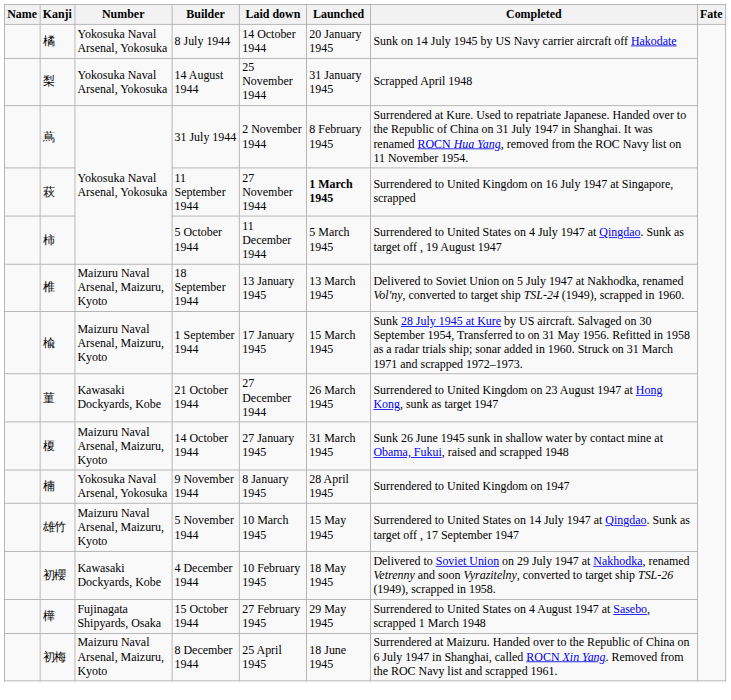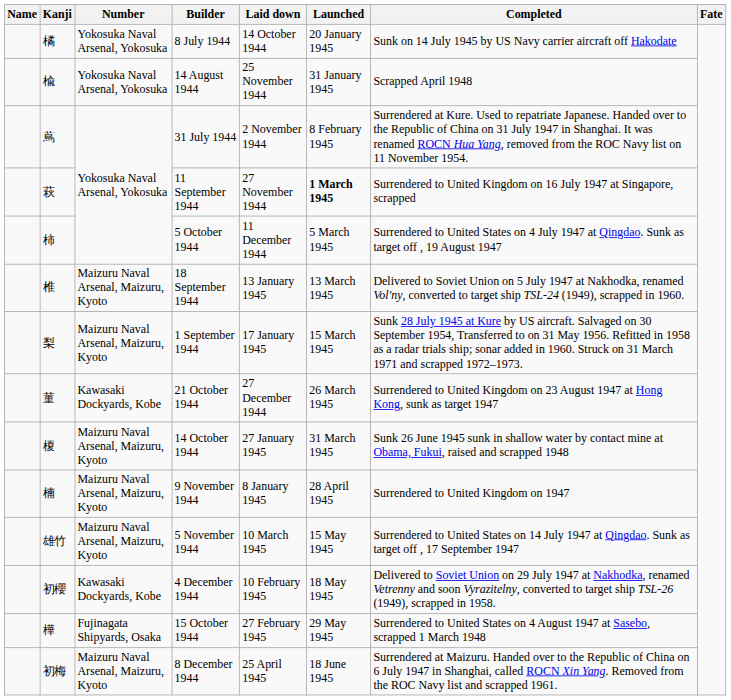(48, 82) 梨 -> (48, 82) 楡
(48, 343) 楡 -> (48, 343) 梨
(122, 487) Yokosuka Naval Arsenal, Yokosuka -> (121, 494) Maizuru Naval Arsenal, Maizuru, Kyoto
